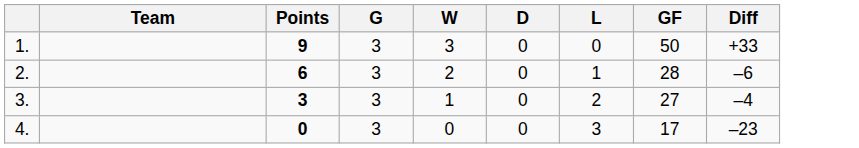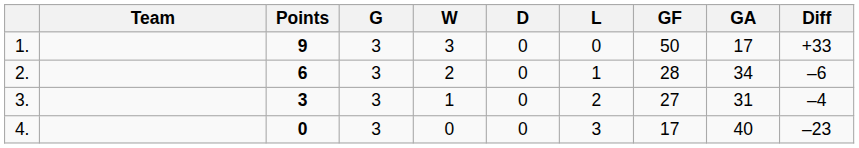+ column: (743, 18)
